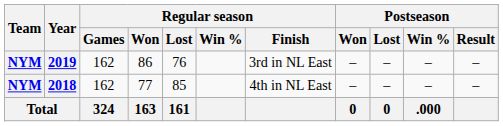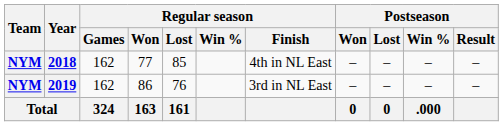rows swapped: (62, 86) <-> (62, 62)
